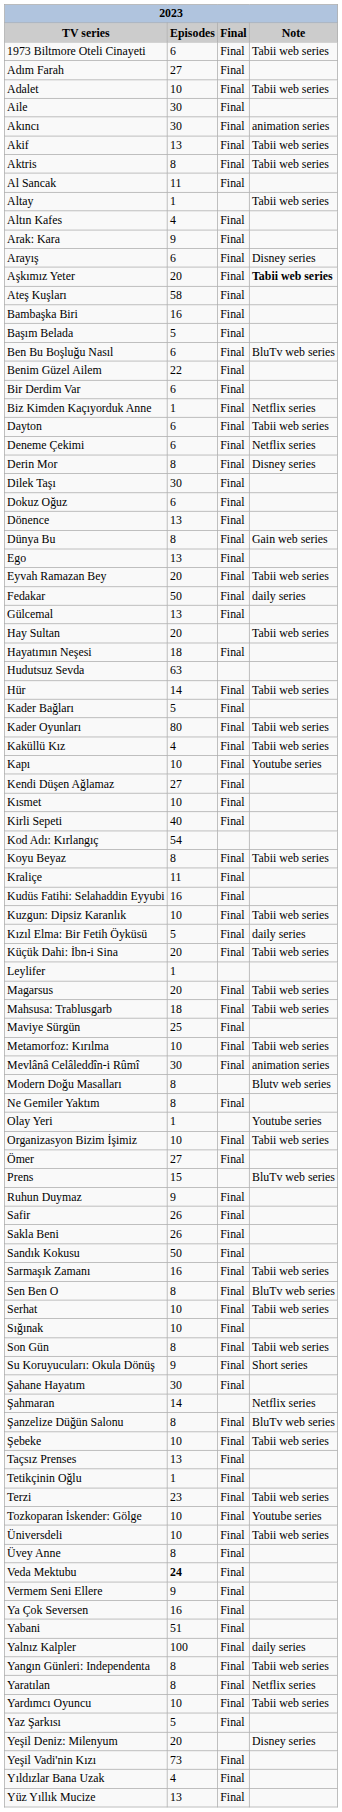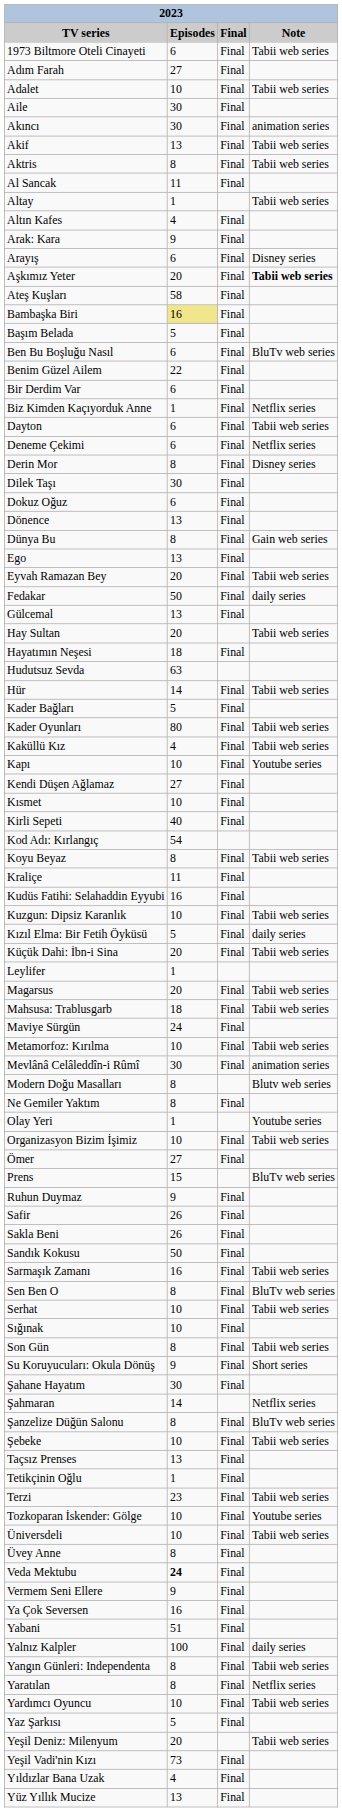(176, 314) no background -> (176, 314) khaki background
(176, 1027) 25 -> (176, 1027) 24
(284, 1741) Disney series -> (290, 1741) Tabii web series
